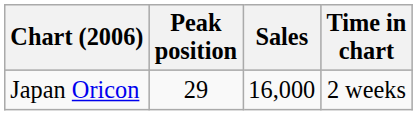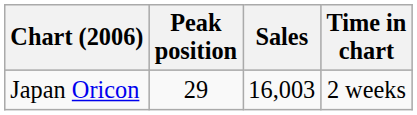(282, 89) 16,000 -> (282, 89) 16,003
